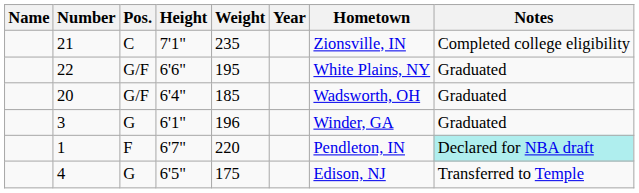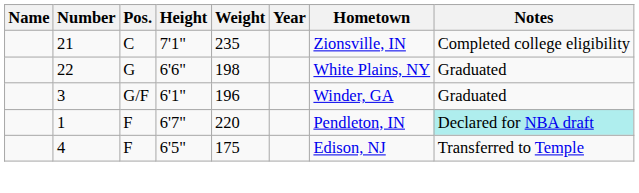(136, 69) G/F -> (129, 69) G
(227, 69) 195 -> (227, 69) 198
- row: (65, 95)
(129, 122) G -> (136, 95) G/F
(129, 174) G -> (128, 148) F
